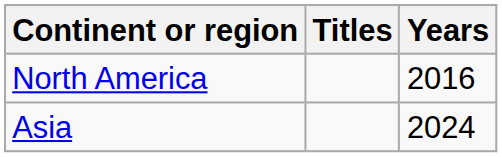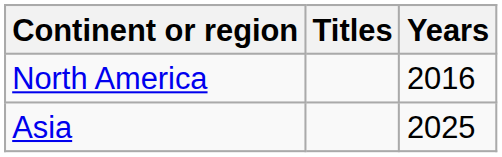(441, 127) 2024 -> (441, 127) 2025
